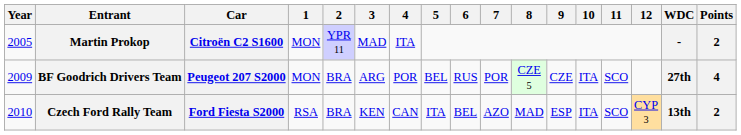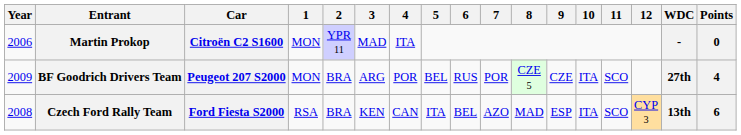(20, 42) 2005 -> (20, 42) 2006
(717, 42) 2 -> (717, 42) 0
(20, 111) 2010 -> (20, 111) 2008
(717, 111) 2 -> (717, 111) 6
